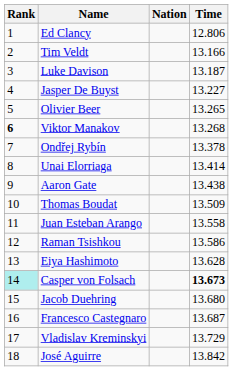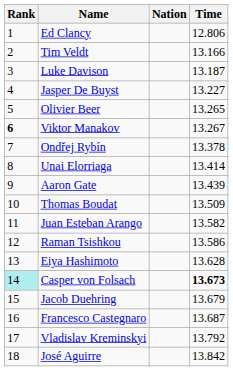(209, 128) 13.268 -> (209, 128) 13.267
(209, 185) 13.438 -> (209, 185) 13.439
(209, 223) 13.558 -> (209, 223) 13.582
(209, 299) 13.680 -> (209, 299) 13.679
(209, 337) 13.729 -> (209, 337) 13.792
